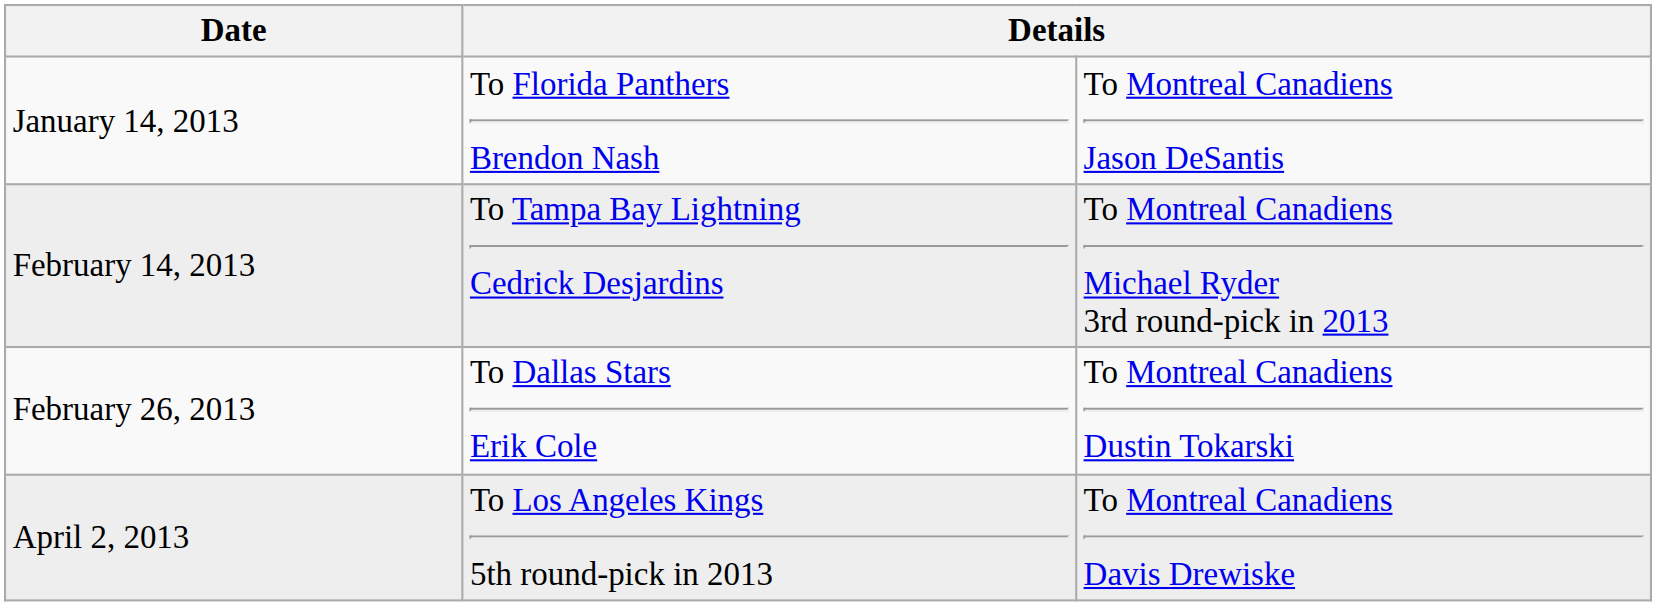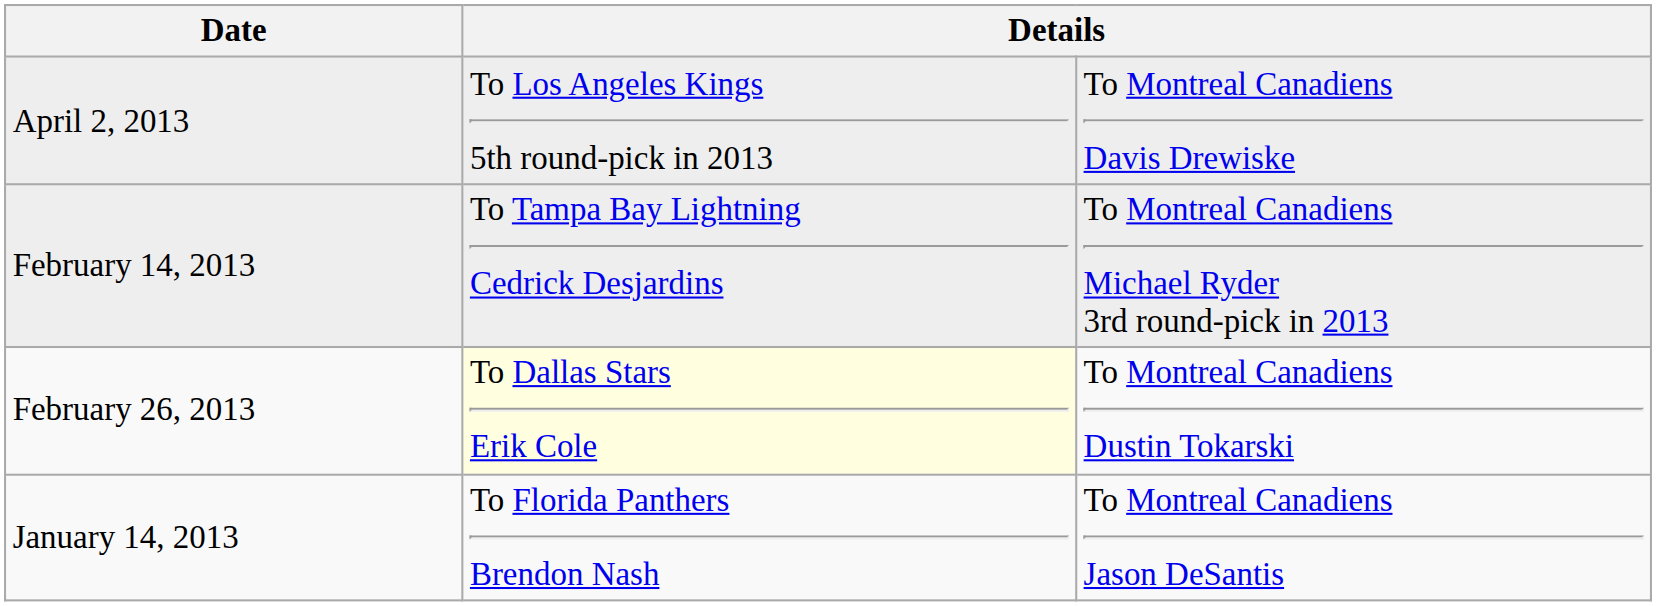rows swapped: (126, 119) <-> (101, 536)
(769, 409) no background -> (769, 409) lightyellow background
